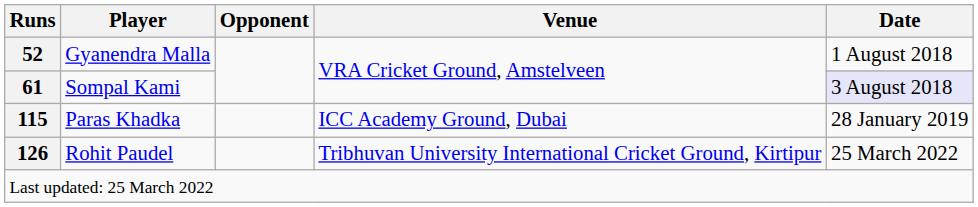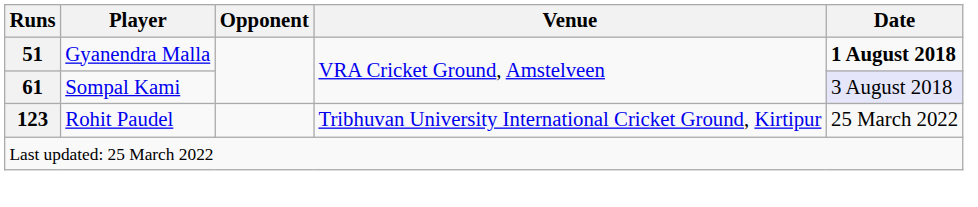(33, 53) 52 -> (33, 53) 51
(892, 53) normal -> (893, 53) bold
- row: (123, 119)
(33, 152) 126 -> (33, 119) 123
